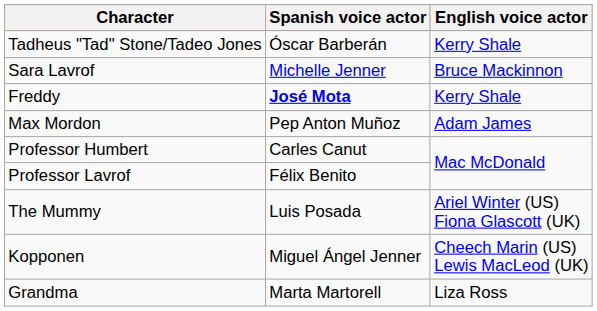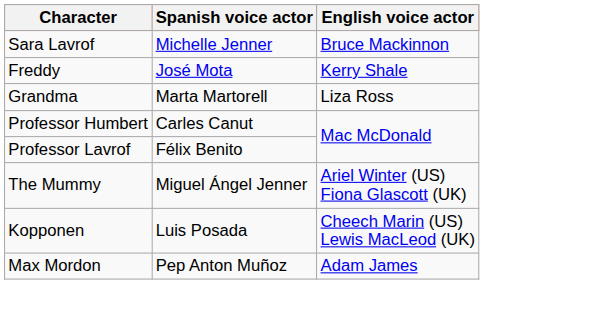- row: (135, 44)
(310, 96) bold -> (194, 70) normal
rows swapped: (55, 123) <-> (43, 292)
(315, 211) Luis Posada -> (232, 185) Miguel Ángel Jenner
(345, 256) Miguel Ángel Jenner -> (201, 230) Luis Posada
